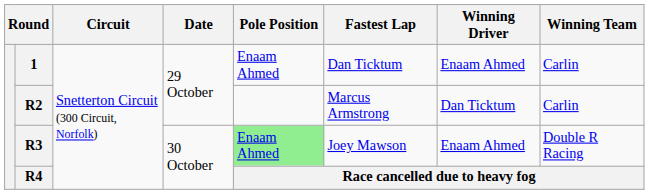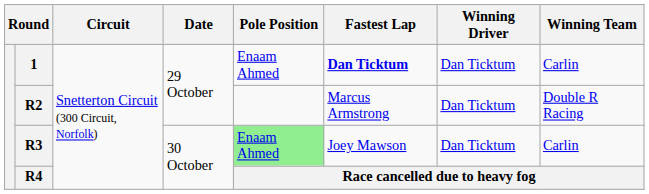(365, 64) normal -> (368, 64) bold
(483, 64) Enaam Ahmed -> (478, 64) Dan Ticktum
(561, 104) Carlin -> (571, 104) Double R Racing
(483, 145) Enaam Ahmed -> (478, 145) Dan Ticktum
(571, 145) Double R Racing -> (561, 145) Carlin
